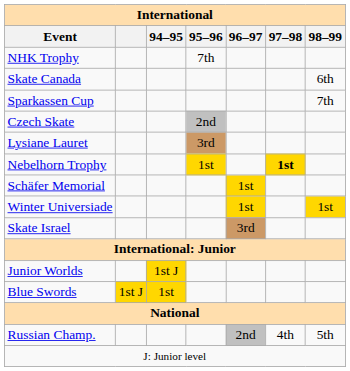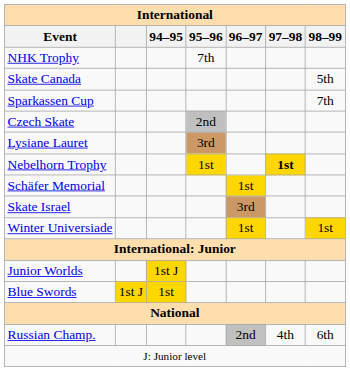(325, 79) 6th -> (325, 79) 5th
rows swapped: (39, 228) <-> (60, 206)
(325, 334) 5th -> (325, 334) 6th
